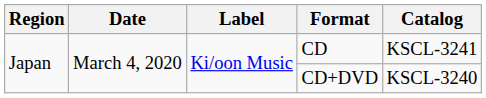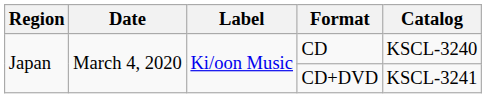(432, 48) KSCL-3241 -> (432, 48) KSCL-3240
(432, 78) KSCL-3240 -> (432, 78) KSCL-3241
